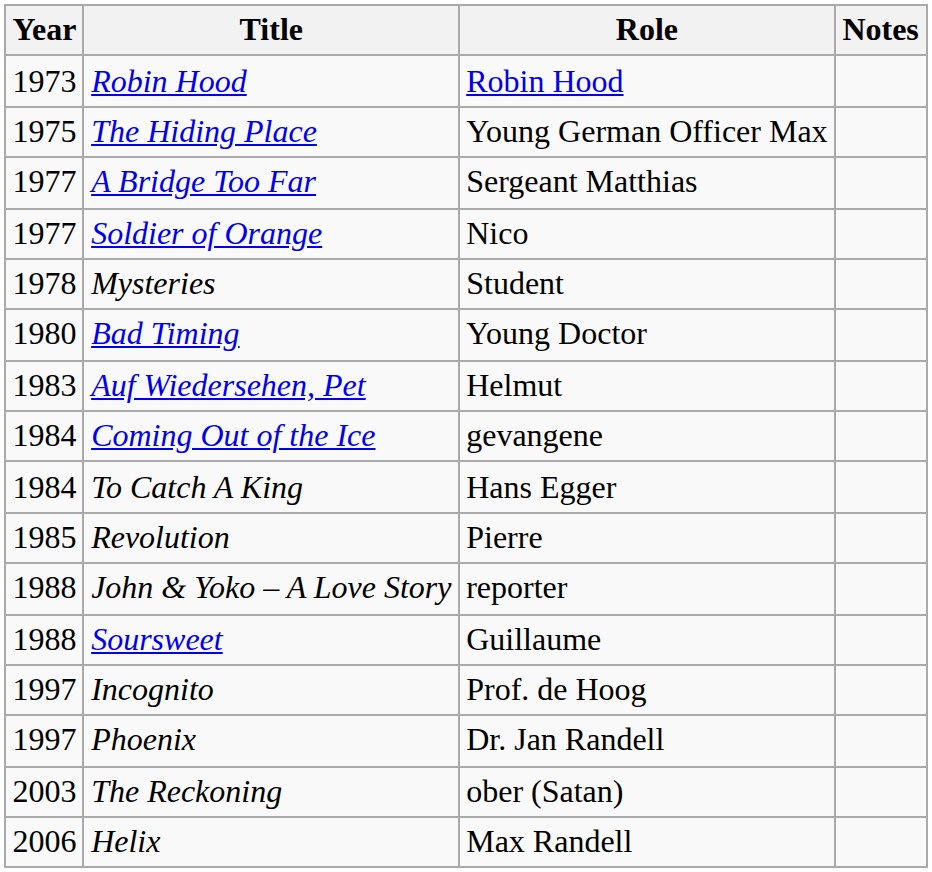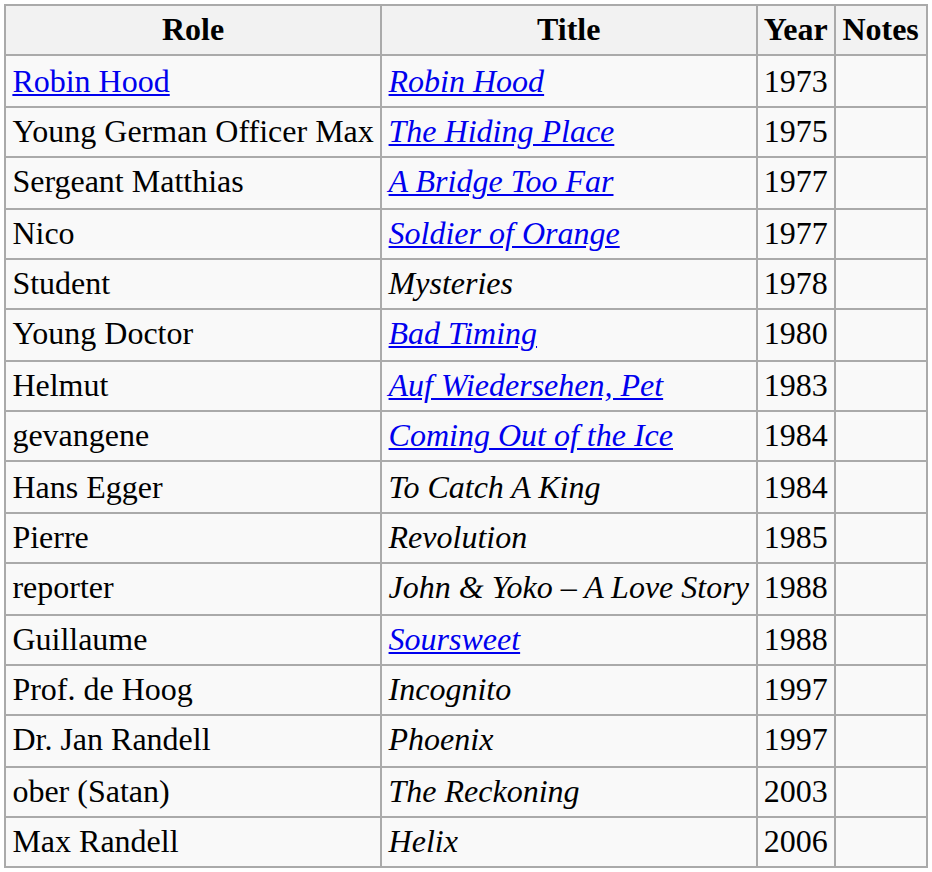columns swapped: (44, 29) <-> (647, 29)
